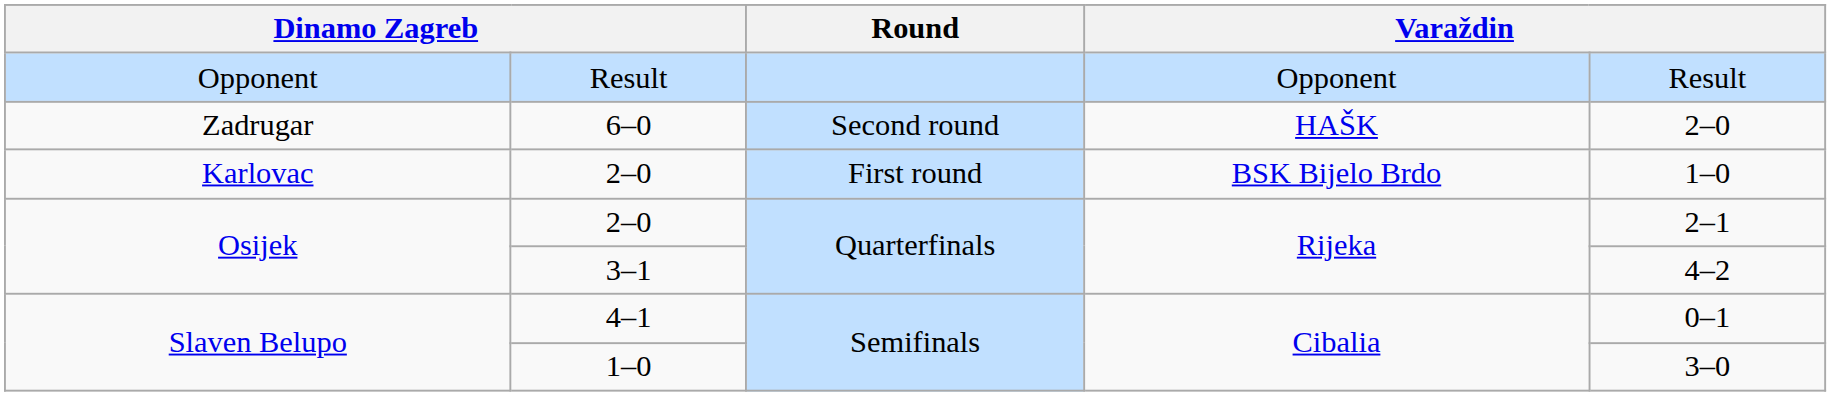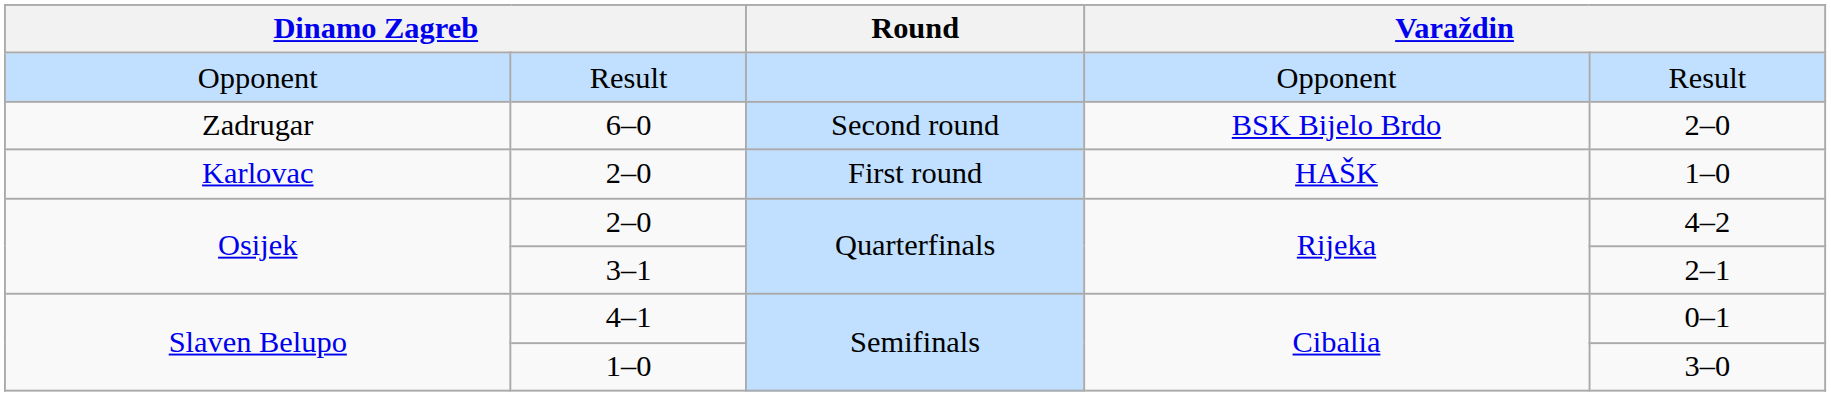(1336, 125) HAŠK -> (1337, 125) BSK Bijelo Brdo
(1337, 173) BSK Bijelo Brdo -> (1336, 173) HAŠK
(1707, 221) 2–1 -> (1707, 221) 4–2
(1707, 269) 4–2 -> (1707, 269) 2–1
